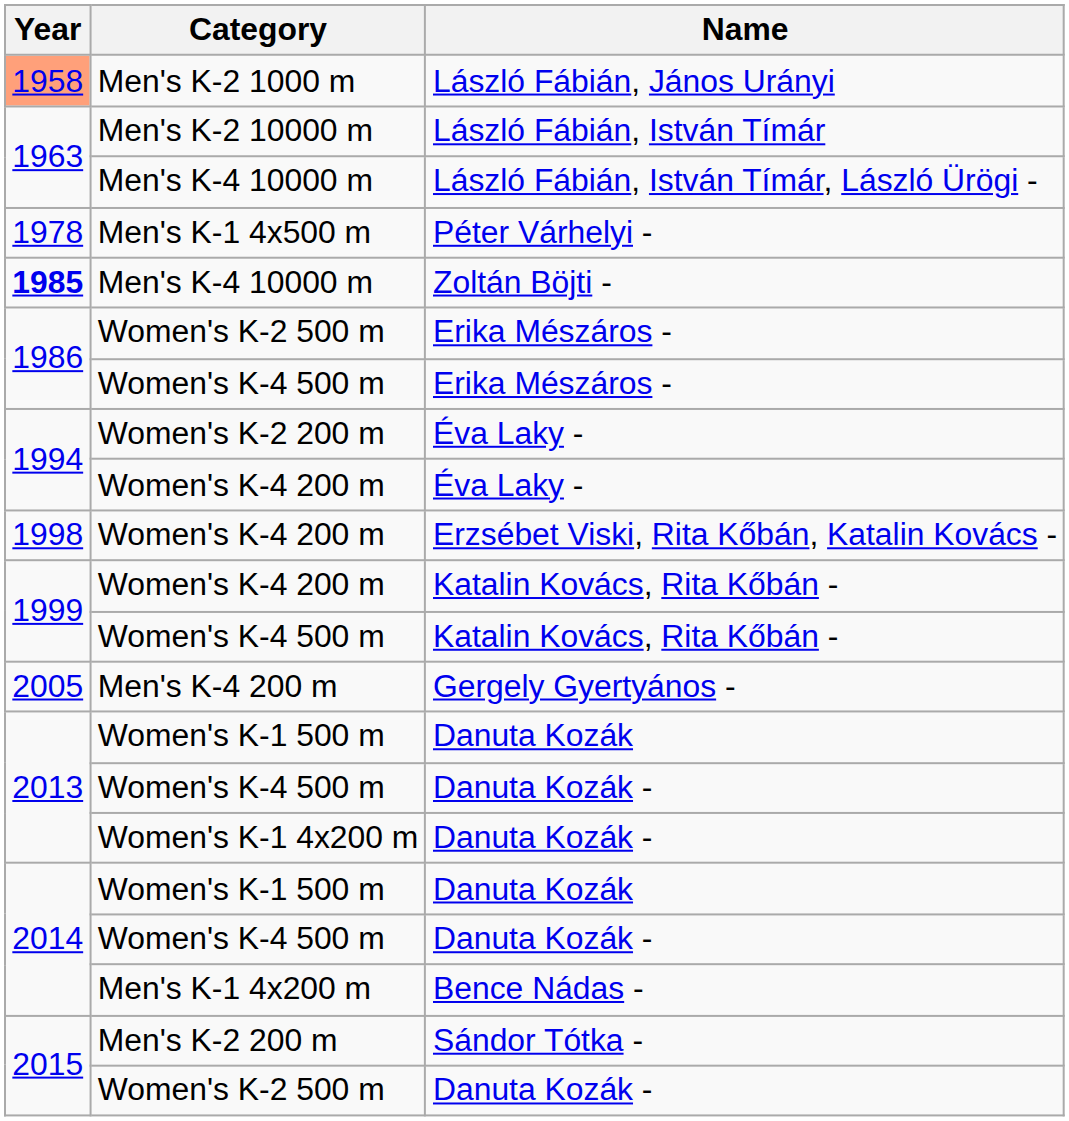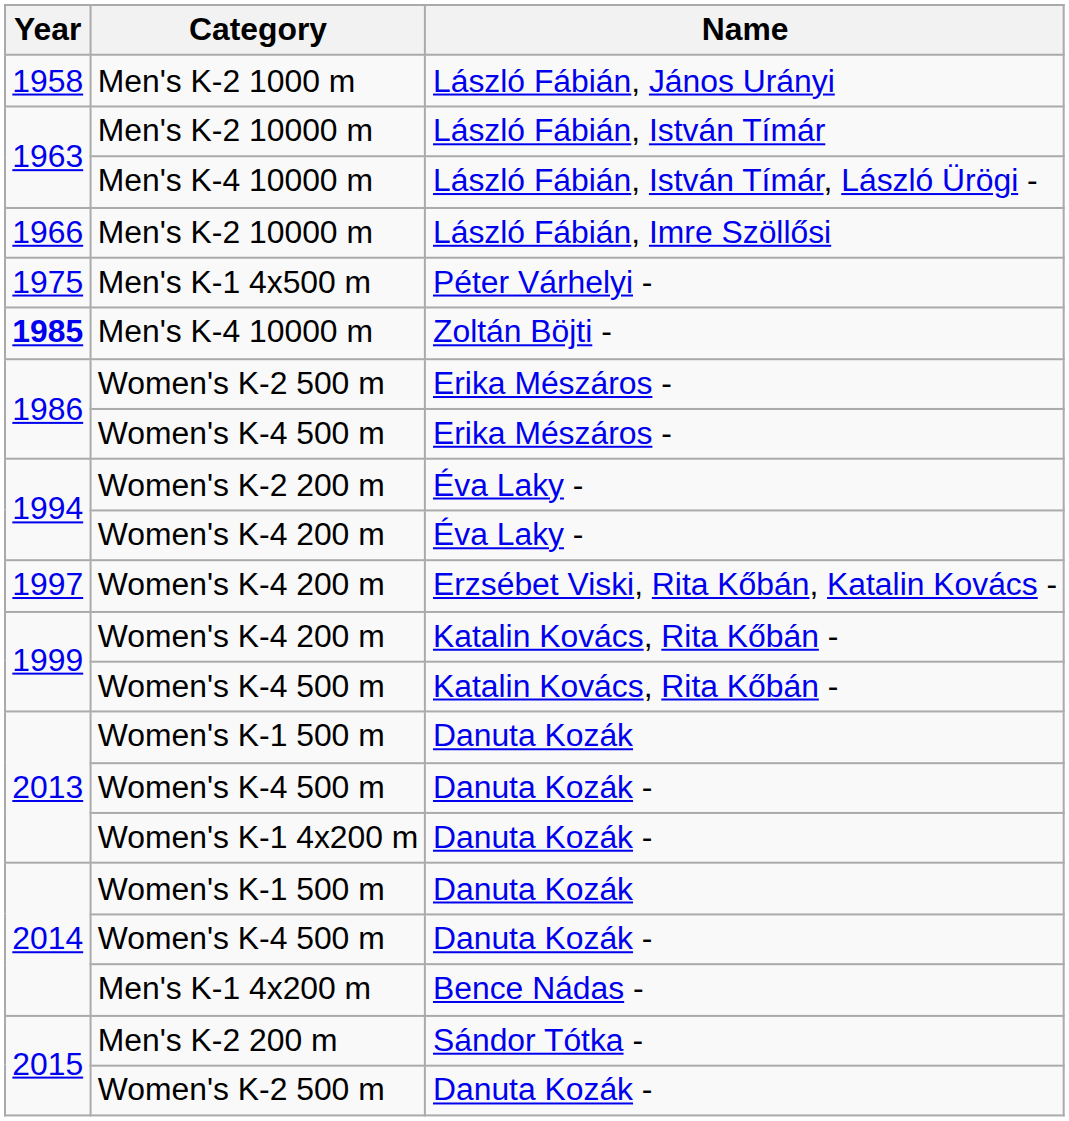(48, 80) lightsalmon background -> (48, 80) no background
+ row: (235, 231)
(48, 231) 1978 -> (48, 282) 1975
(48, 534) 1998 -> (48, 585) 1997
- row: (218, 686)
